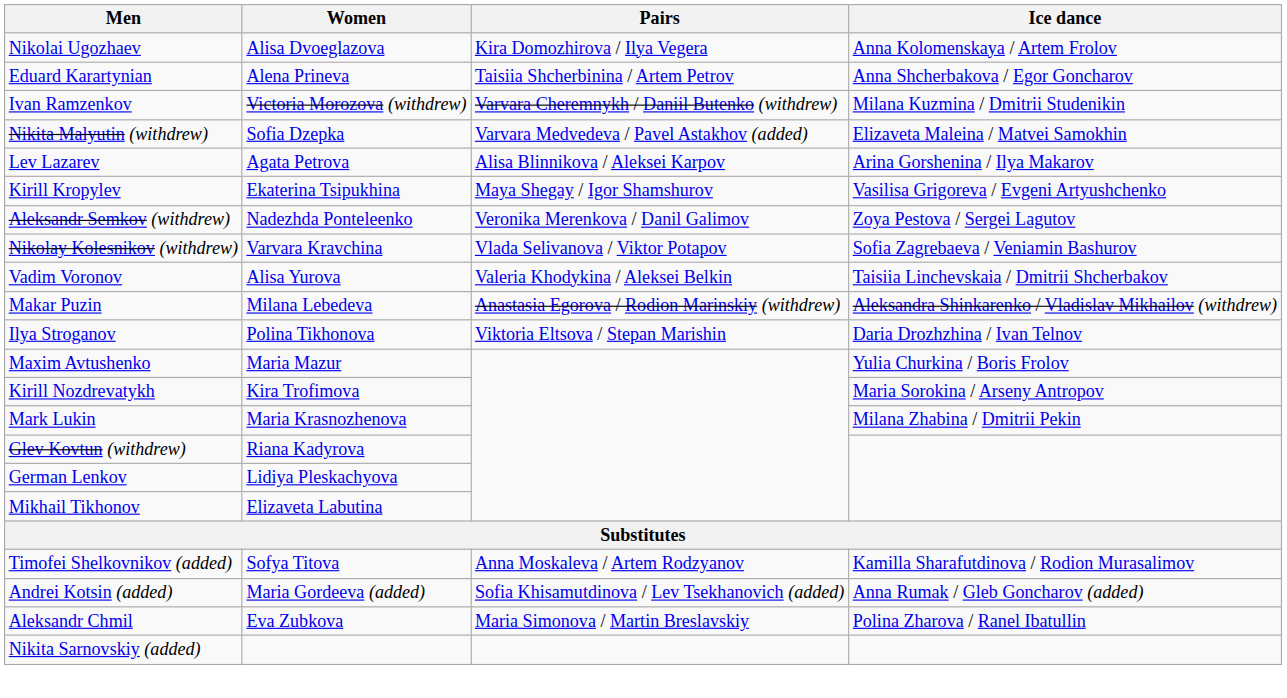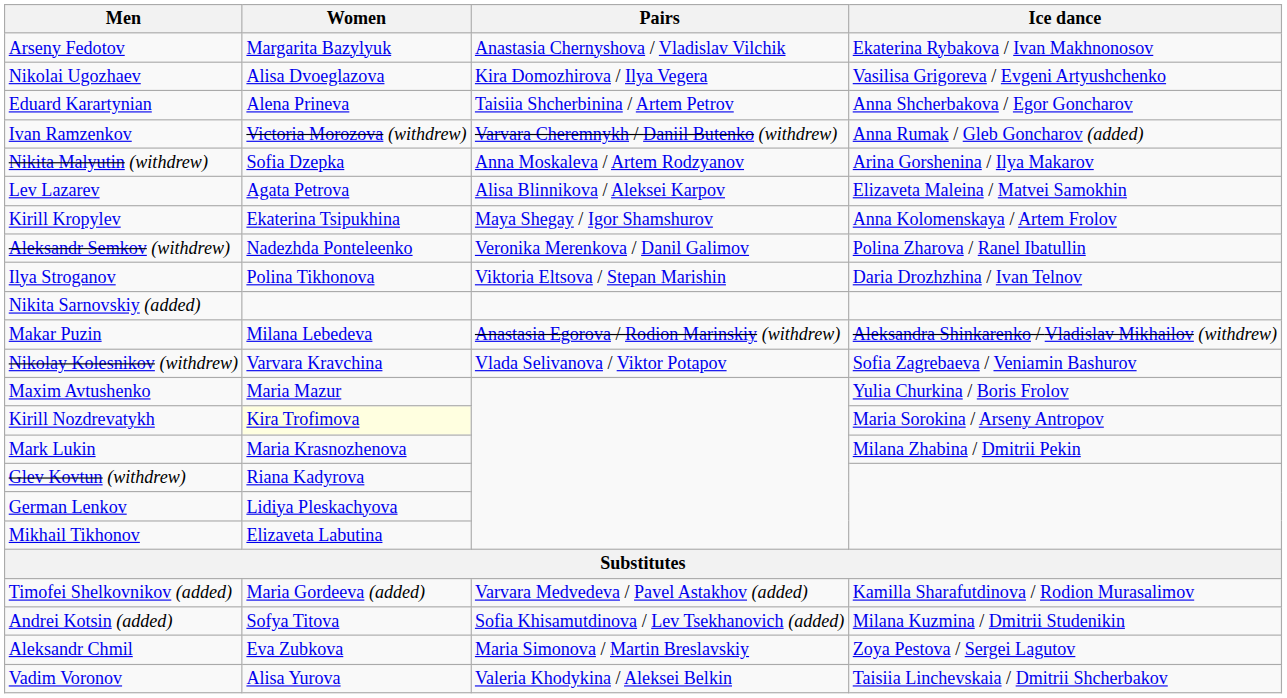+ row: (67, 47)
(985, 47) Anna Kolomenskaya / Artem Frolov -> (1009, 76) Vasilisa Grigoreva / Evgeni Artyushchenko
(989, 104) Milana Kuzmina / Dmitrii Studenikin -> (998, 133) Anna Rumak / Gleb Goncharov (added)
(641, 133) Varvara Medvedeva / Pavel Astakhov (added) -> (609, 162) Anna Moskaleva / Artem Rodzyanov
(990, 133) Elizaveta Maleina / Matvei Samokhin -> (973, 162) Arina Gorshenina / Ilya Makarov
(973, 162) Arina Gorshenina / Ilya Makarov -> (990, 190) Elizaveta Maleina / Matvei Samokhin
(1009, 190) Vasilisa Grigoreva / Evgeni Artyushchenko -> (985, 219) Anna Kolomenskaya / Artem Frolov
(964, 219) Zoya Pestova / Sergei Lagutov -> (969, 248) Polina Zharova / Ranel Ibatullin
rows swapped: (123, 248) <-> (62, 334)
rows swapped: (65, 276) <-> (105, 649)
(303, 391) no background -> (303, 420) lightyellow background
(293, 563) Sofya Titova -> (336, 592) Maria Gordeeva (added)
(609, 563) Anna Moskaleva / Artem Rodzyanov -> (641, 592) Varvara Medvedeva / Pavel Astakhov (added)
(336, 592) Maria Gordeeva (added) -> (293, 620) Sofya Titova
(998, 592) Anna Rumak / Gleb Goncharov (added) -> (989, 620) Milana Kuzmina / Dmitrii Studenikin
(969, 620) Polina Zharova / Ranel Ibatullin -> (964, 649) Zoya Pestova / Sergei Lagutov
